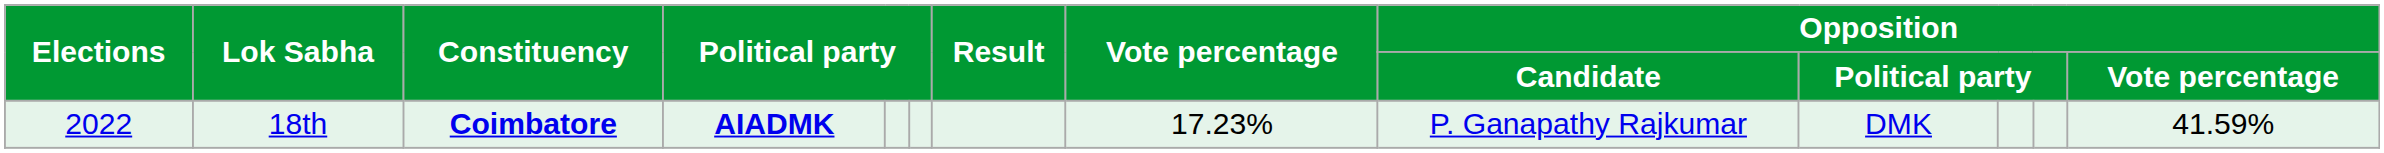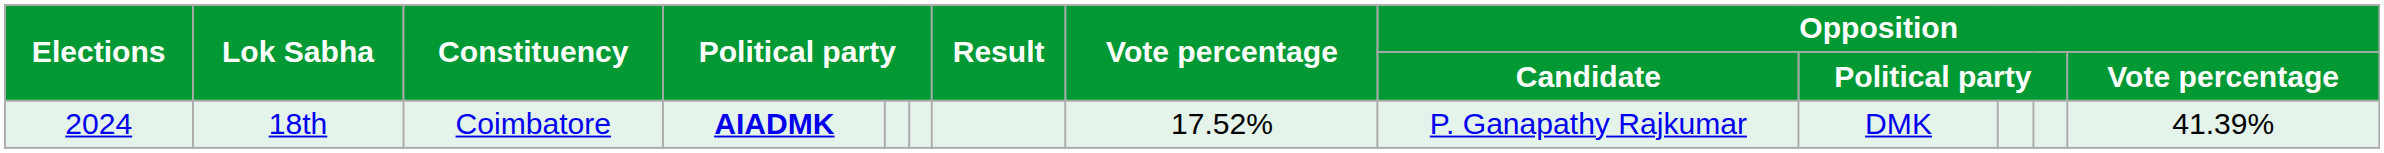(99, 123) 2022 -> (99, 123) 2024
(533, 123) bold -> (533, 123) normal
(1222, 123) 17.23% -> (1222, 123) 17.52%
(2223, 123) 41.59% -> (2223, 123) 41.39%
